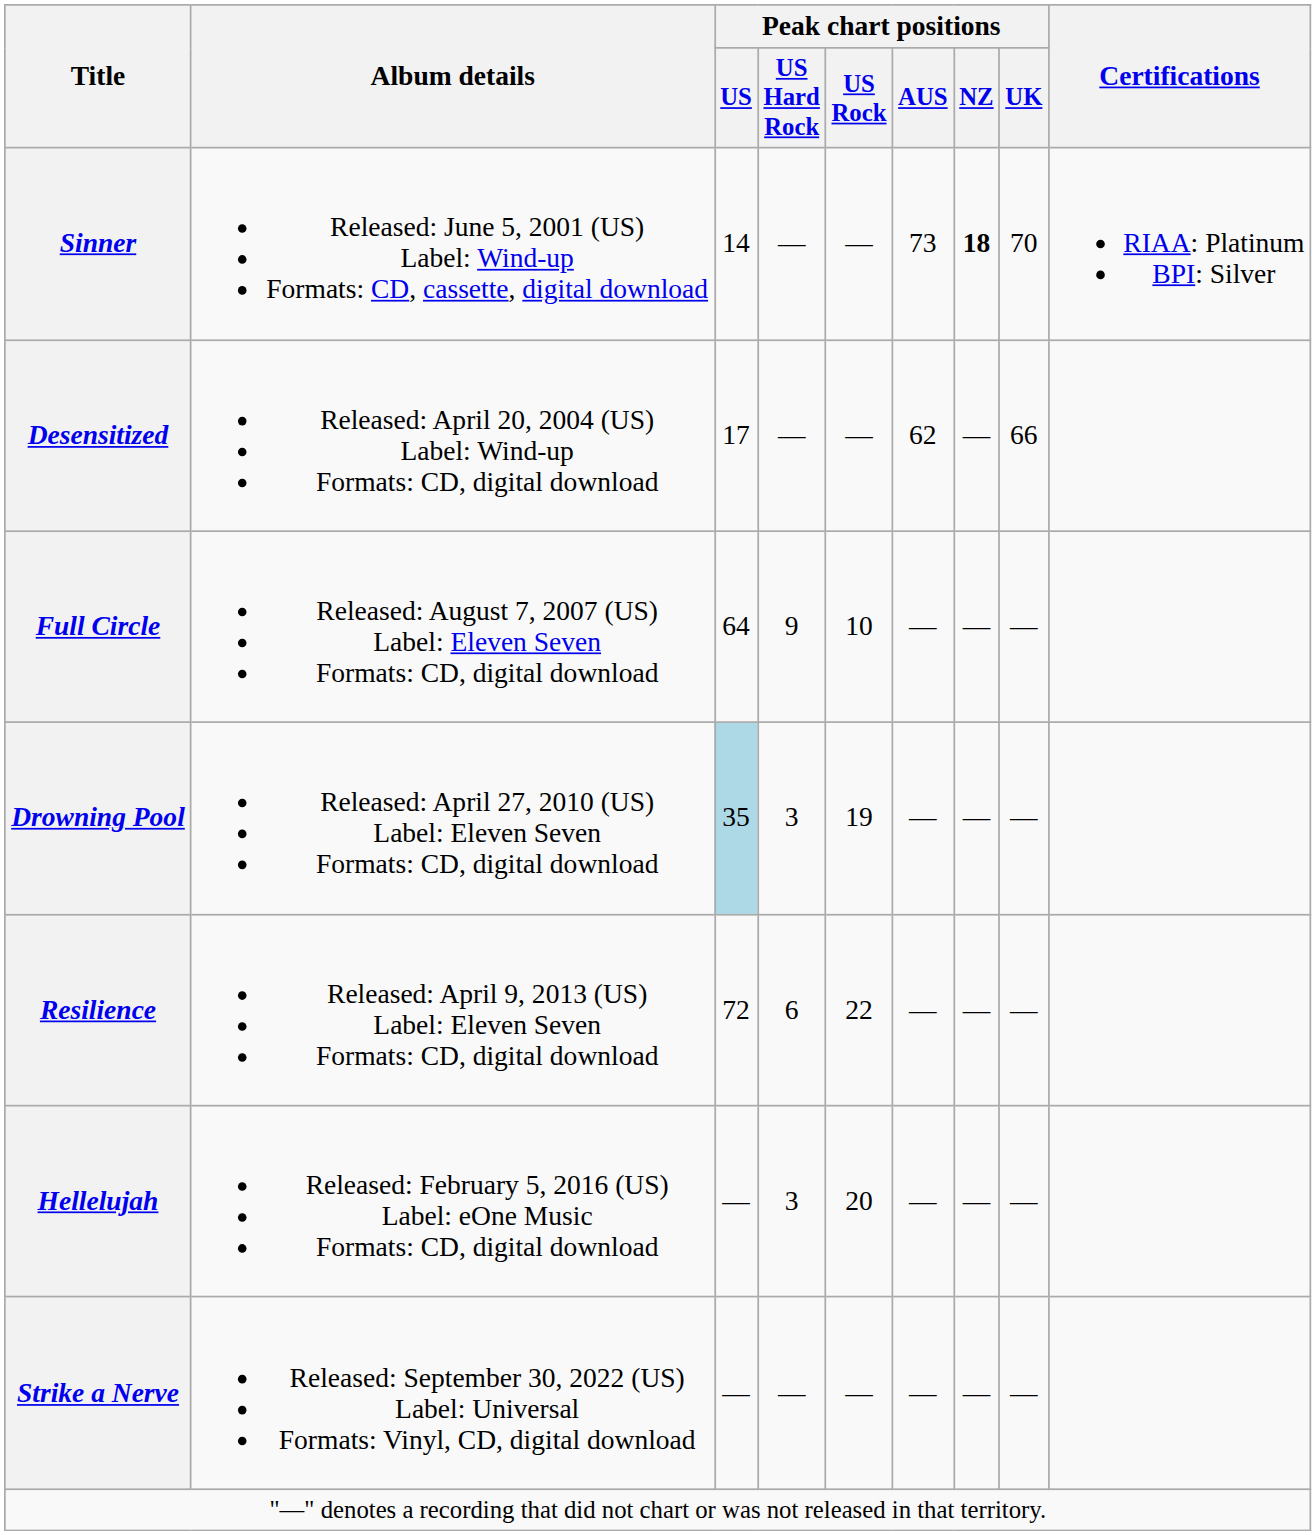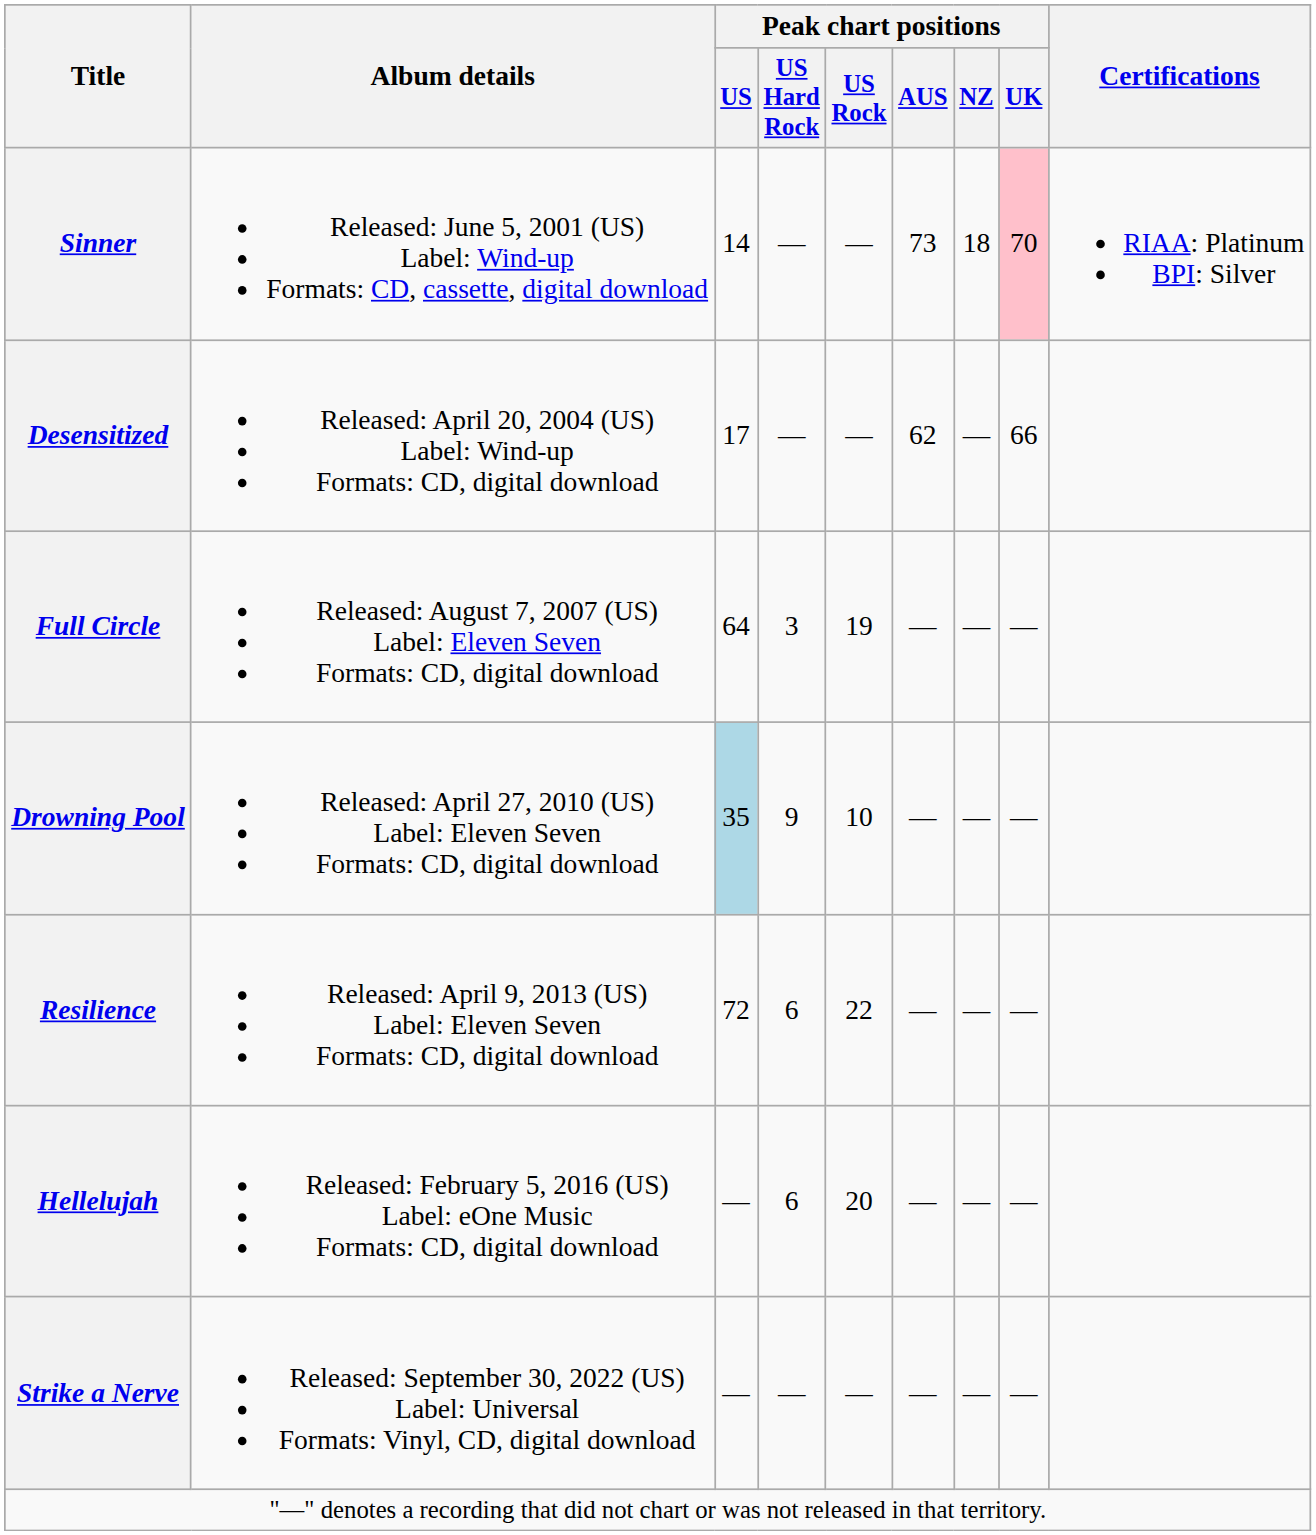(976, 243) bold -> (976, 243) normal
(1024, 243) no background -> (1024, 243) pink background
(792, 626) 9 -> (792, 626) 3
(859, 626) 10 -> (859, 626) 19
(792, 817) 3 -> (792, 817) 9
(859, 817) 19 -> (859, 817) 10
(792, 1201) 3 -> (792, 1201) 6
